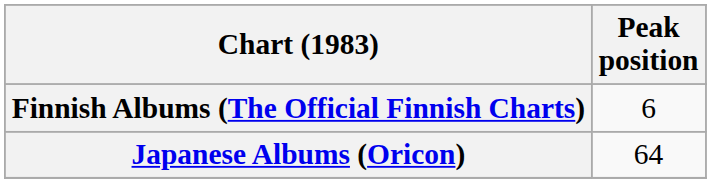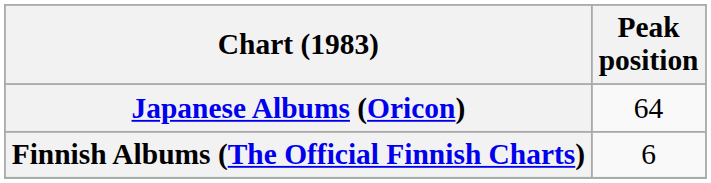rows swapped: (298, 107) <-> (298, 154)
